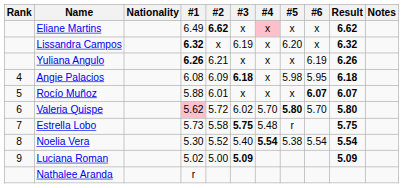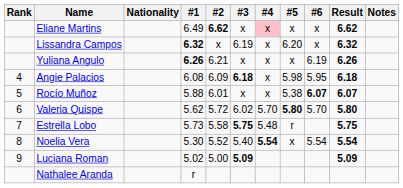(292, 93) x -> (292, 93) 5.38
(194, 110) pink background -> (194, 110) no background
(292, 142) 5.38 -> (292, 142) x
